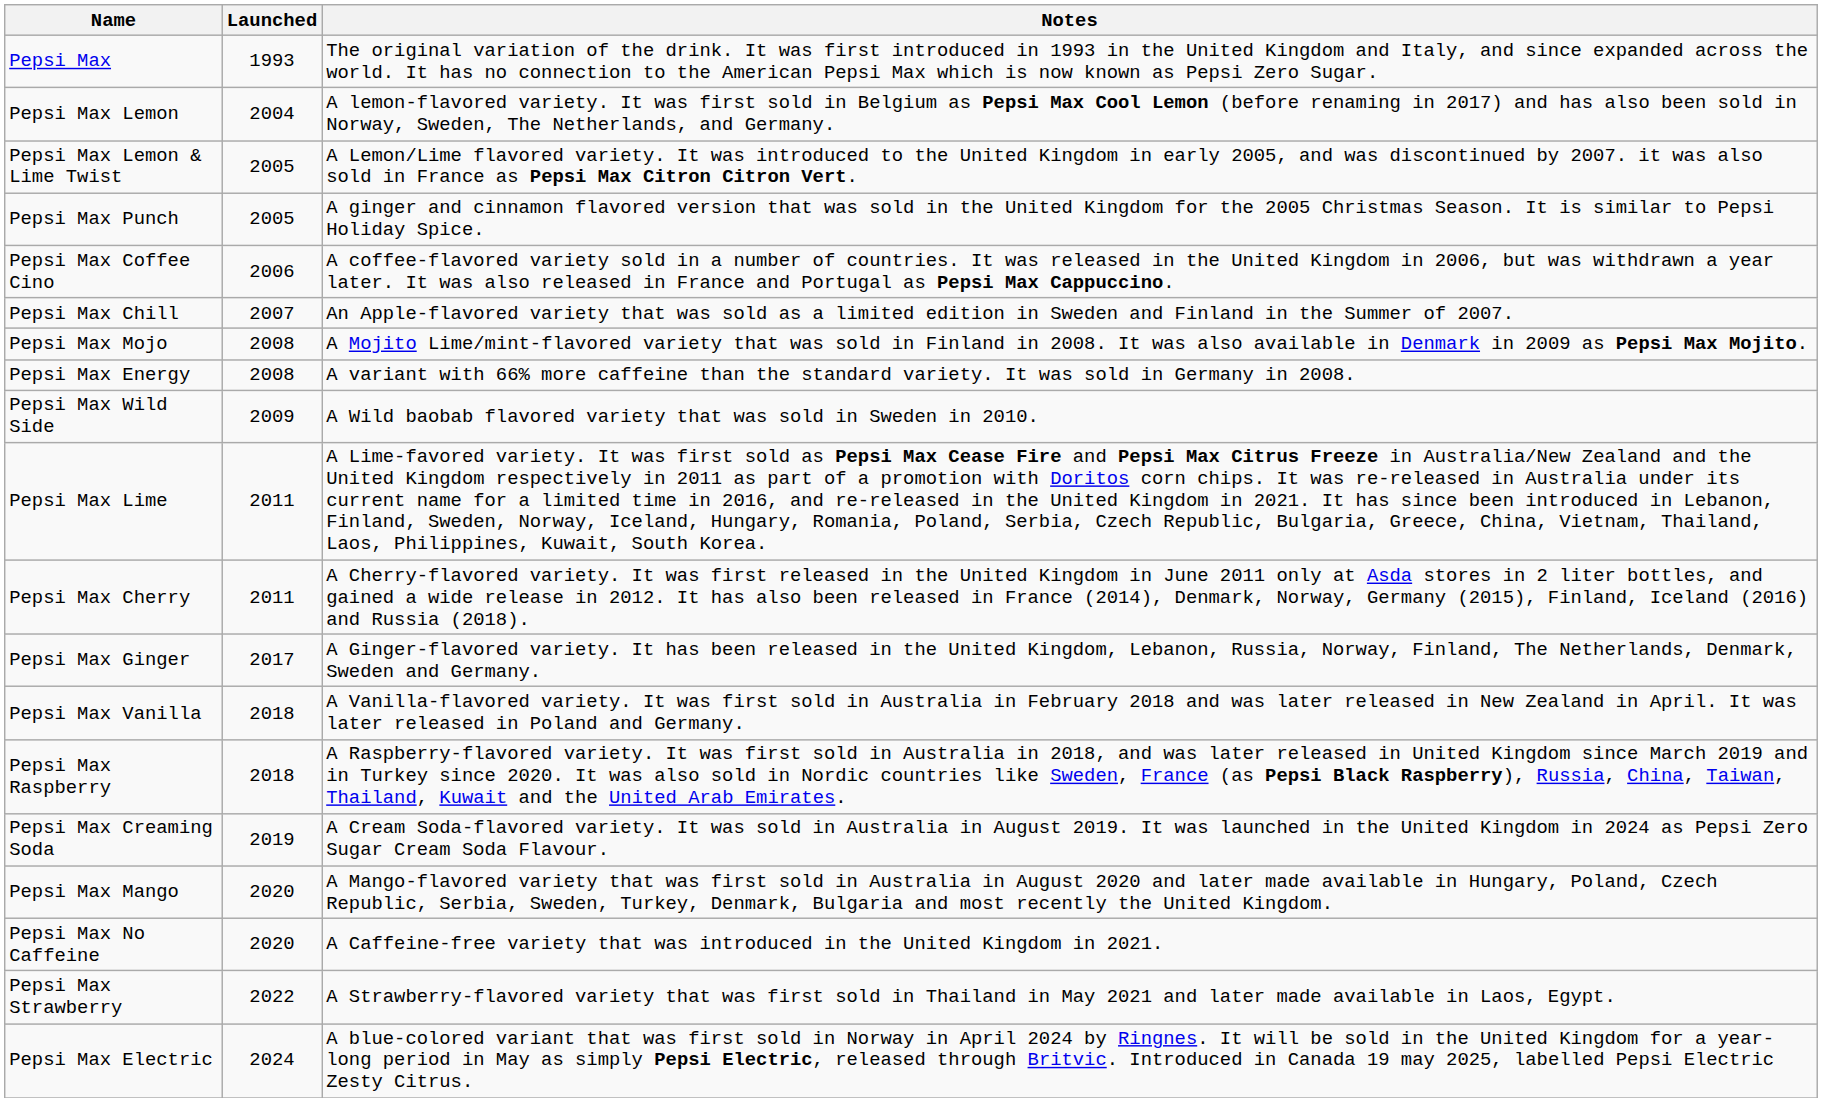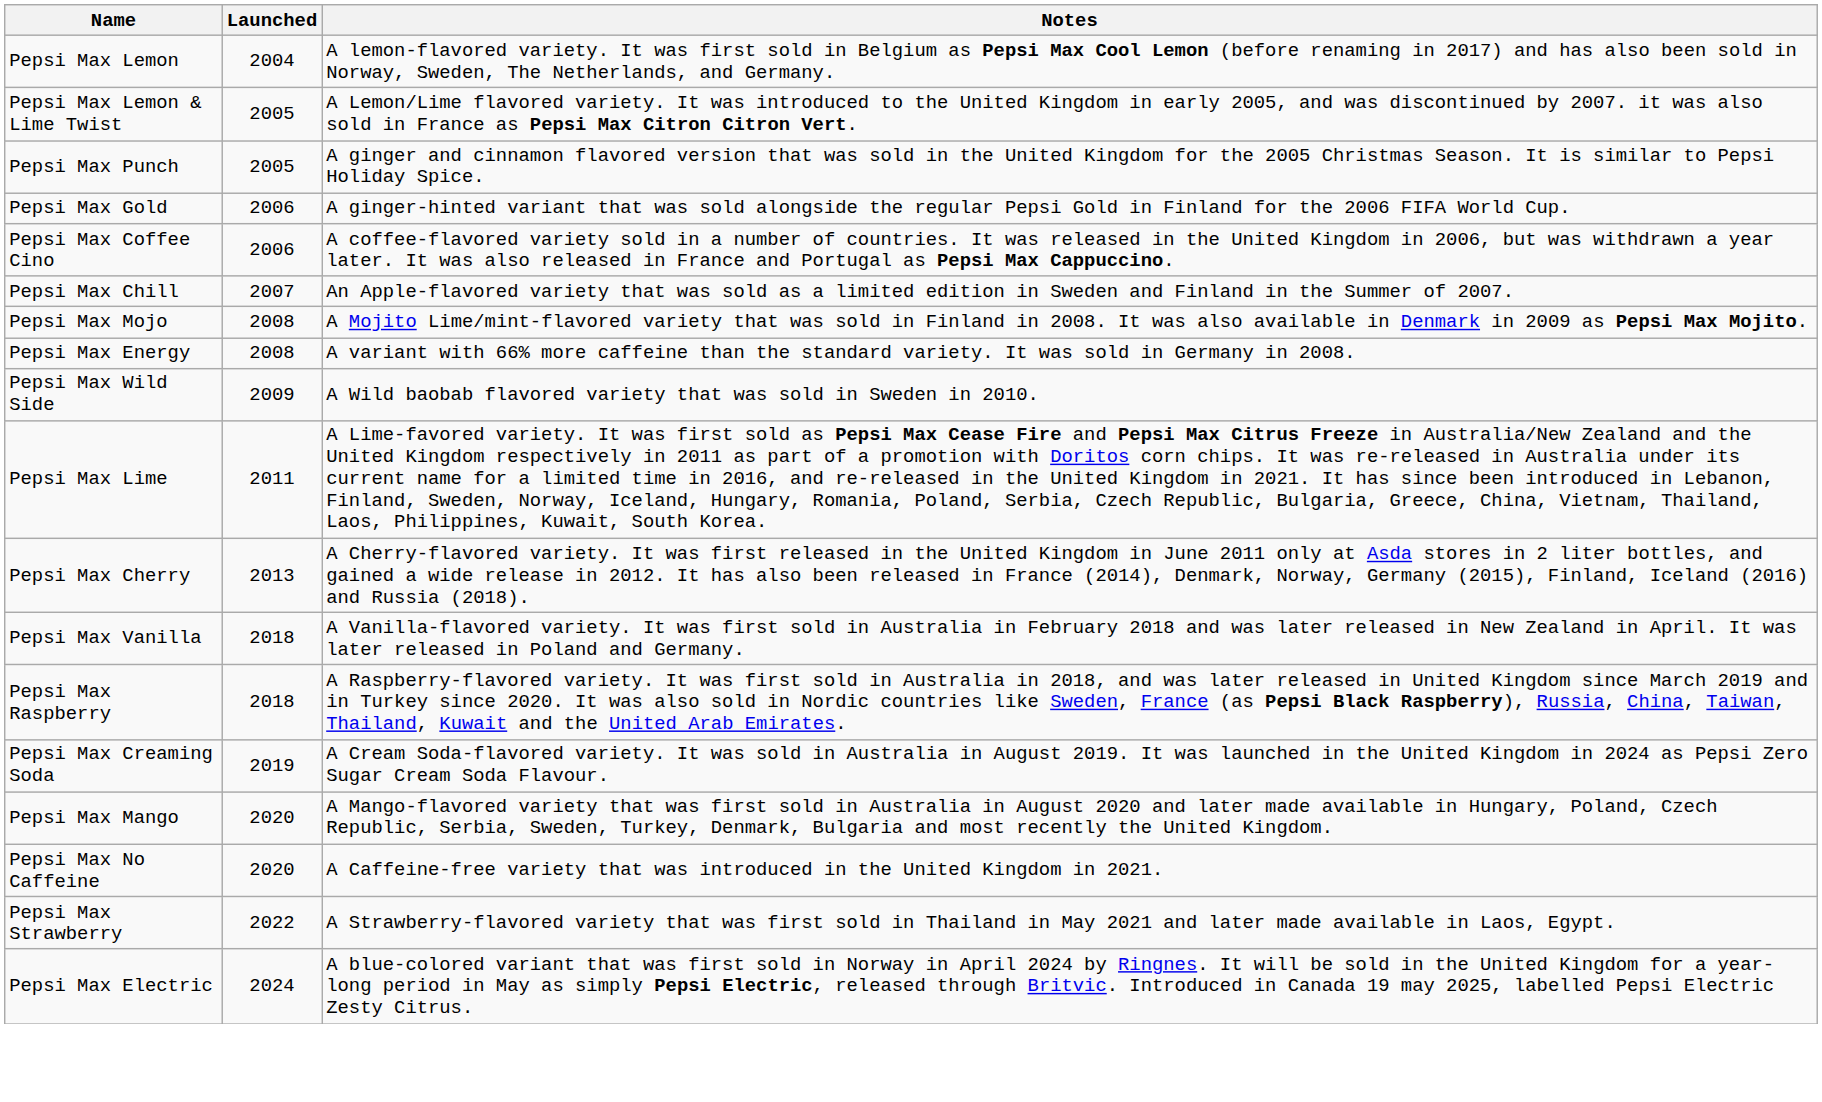- row: (60, 62)
+ row: (88, 208)
(272, 597) 2011 -> (272, 576) 2013
- row: (100, 661)
